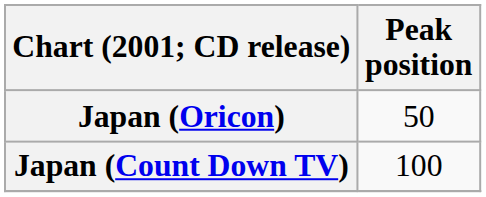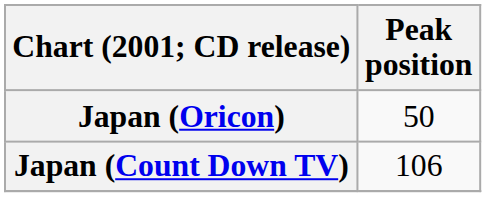(419, 165) 100 -> (419, 165) 106
